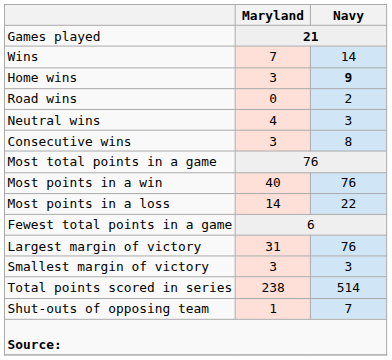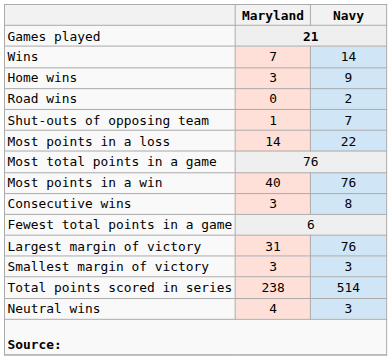(348, 78) bold -> (348, 78) normal
rows swapped: (54, 120) <-> (108, 309)
rows swapped: (70, 141) <-> (89, 204)
